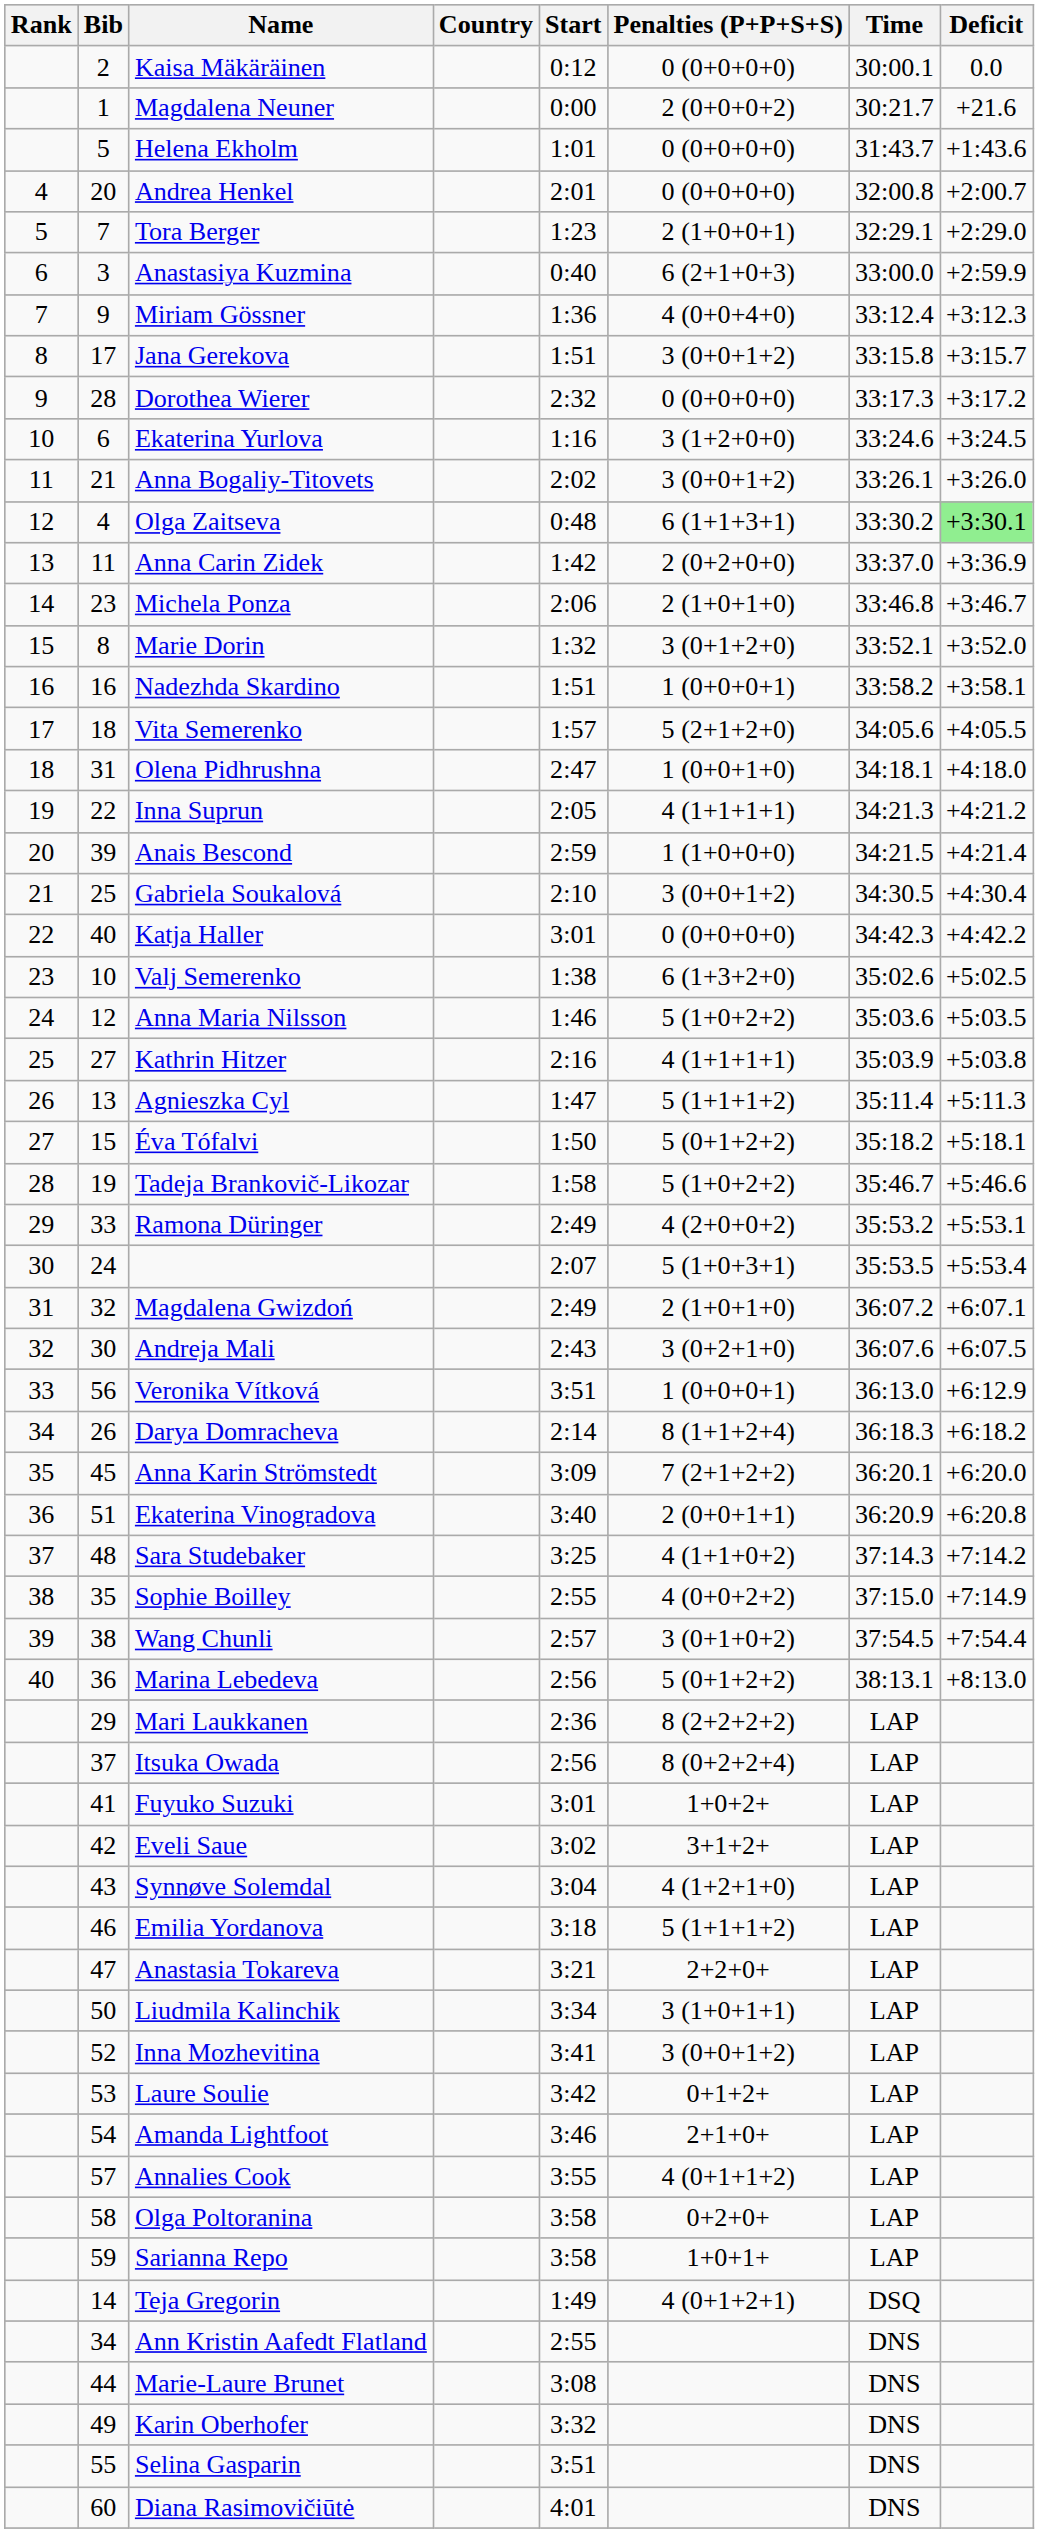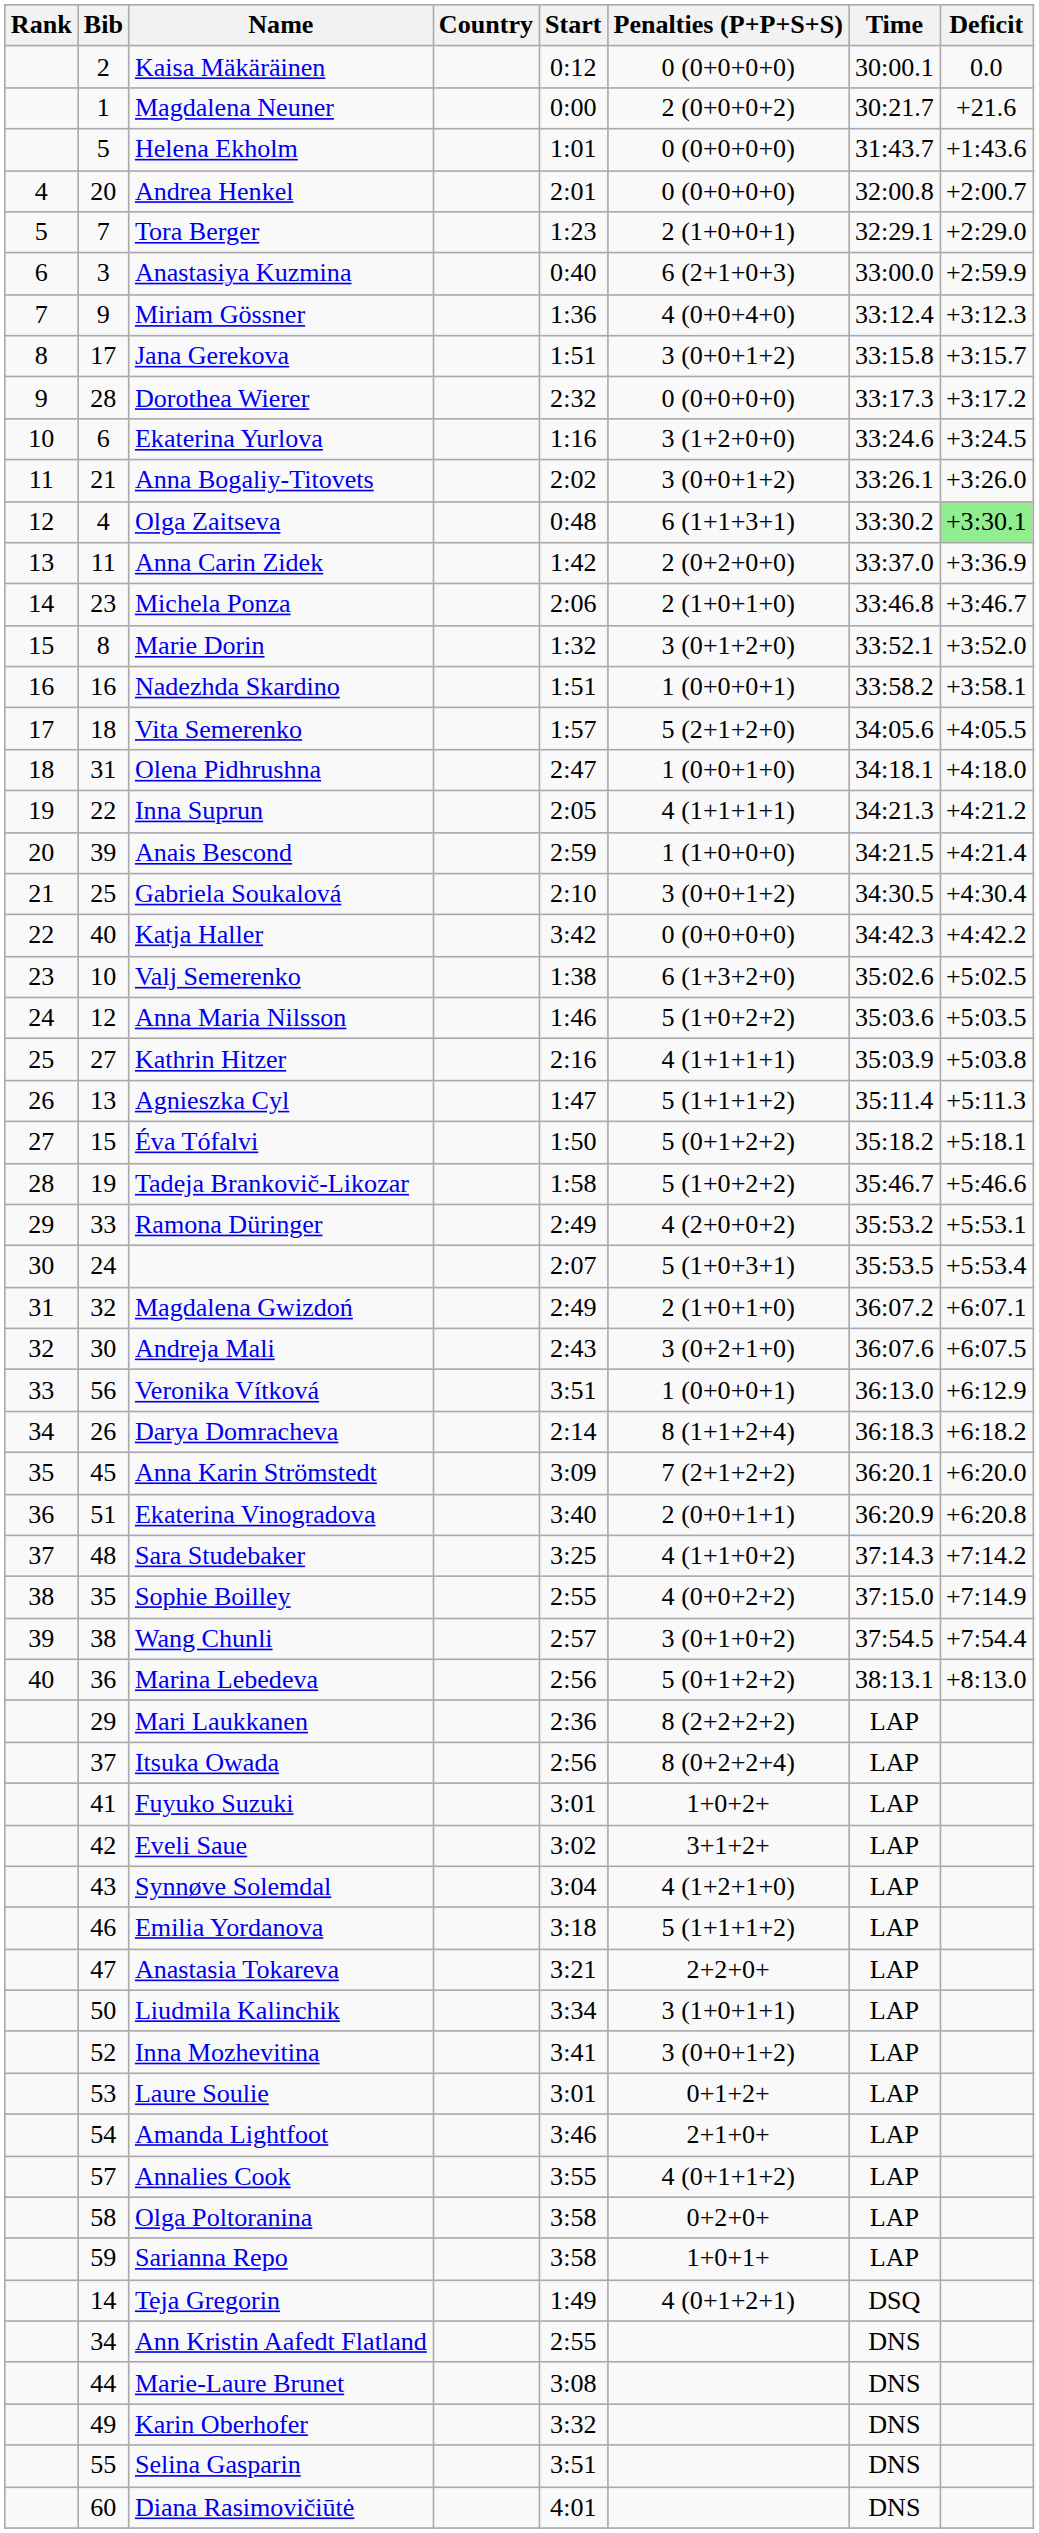(573, 935) 3:01 -> (573, 935) 3:42
(573, 2093) 3:42 -> (573, 2093) 3:01
